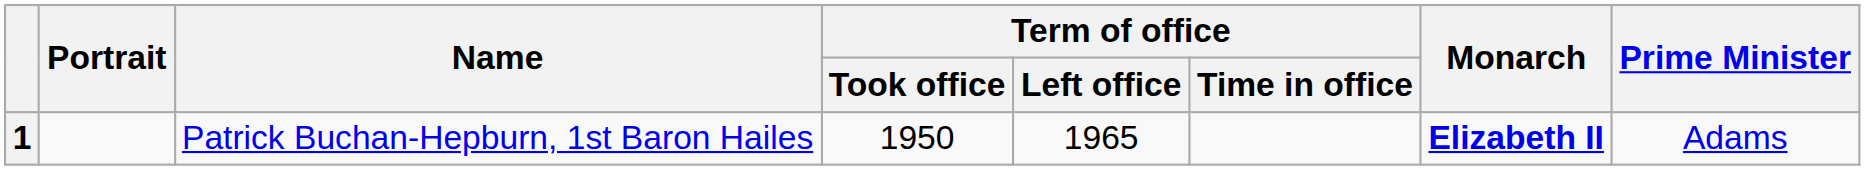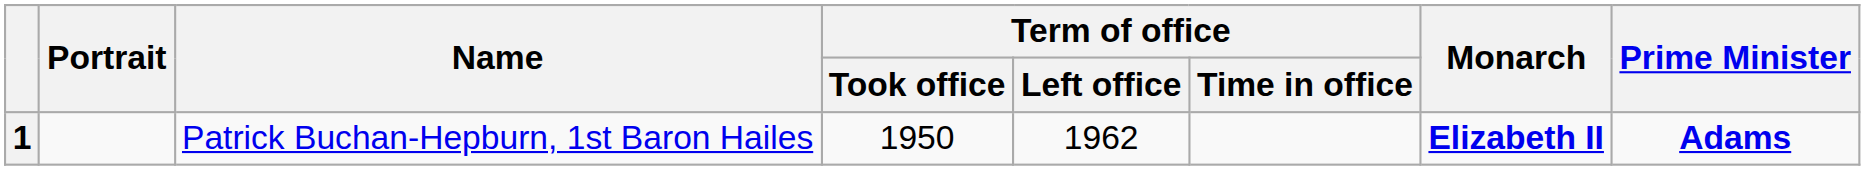(1101, 137) 1965 -> (1101, 137) 1962
(1735, 137) normal -> (1735, 137) bold
